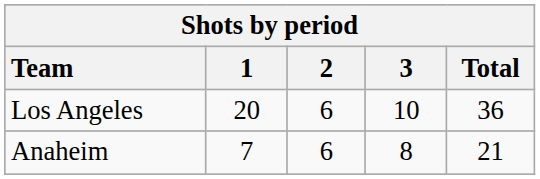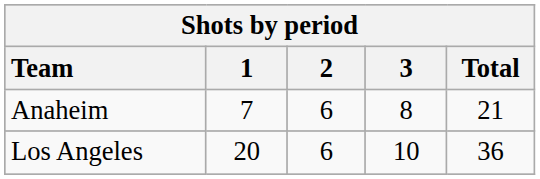rows swapped: (60, 151) <-> (77, 109)
